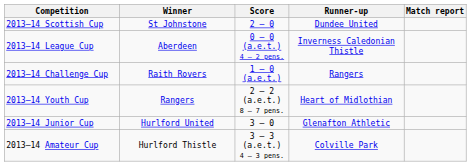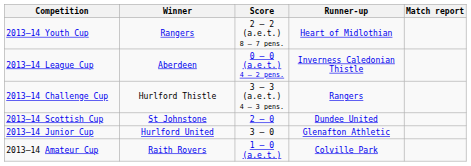rows swapped: (55, 24) <-> (47, 101)
(177, 74) Raith Rovers -> (177, 97) Hurlford Thistle
(262, 74) 1 – 0 (a.e.t.) -> (262, 97) 3 – 3 (a.e.t.) 4 – 3 pens.
(177, 145) Hurlford Thistle -> (177, 150) Raith Rovers
(262, 145) 3 – 3 (a.e.t.) 4 – 3 pens. -> (262, 150) 1 – 0 (a.e.t.)
